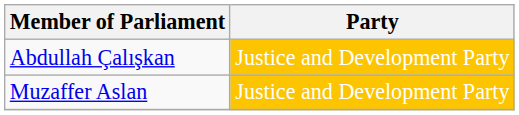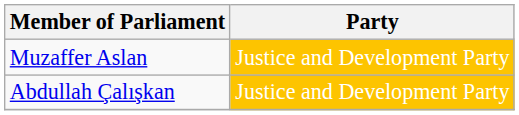rows swapped: (92, 57) <-> (79, 92)
